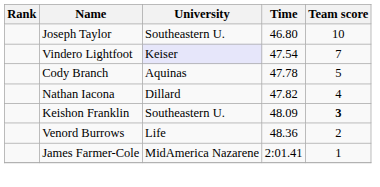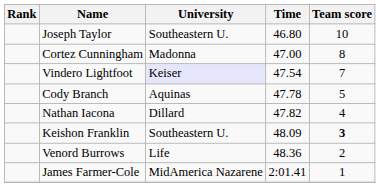+ row: (93, 53)
